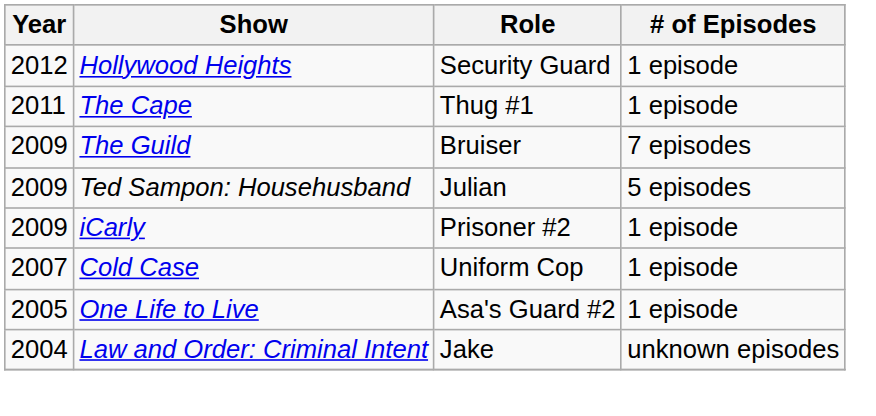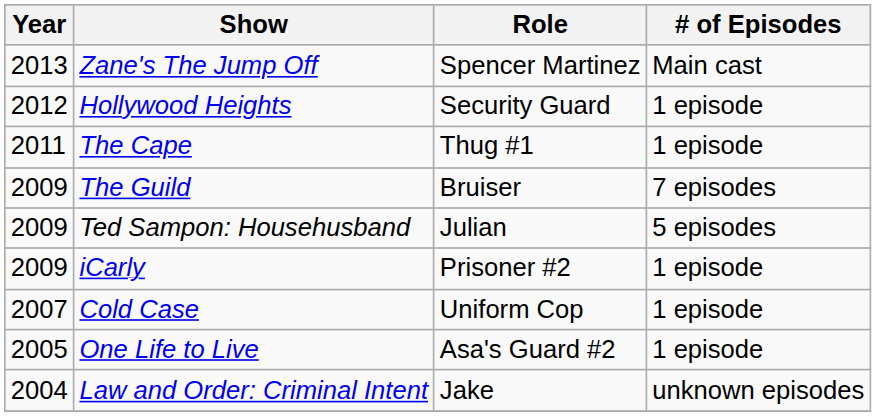+ row: (199, 65)
